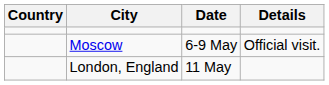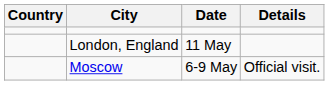rows swapped: (96, 45) <-> (124, 68)
